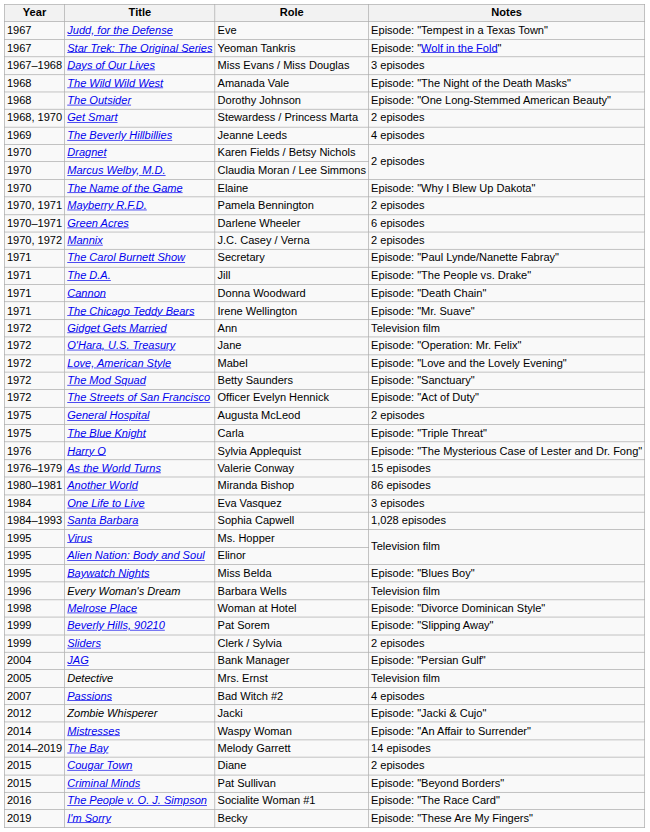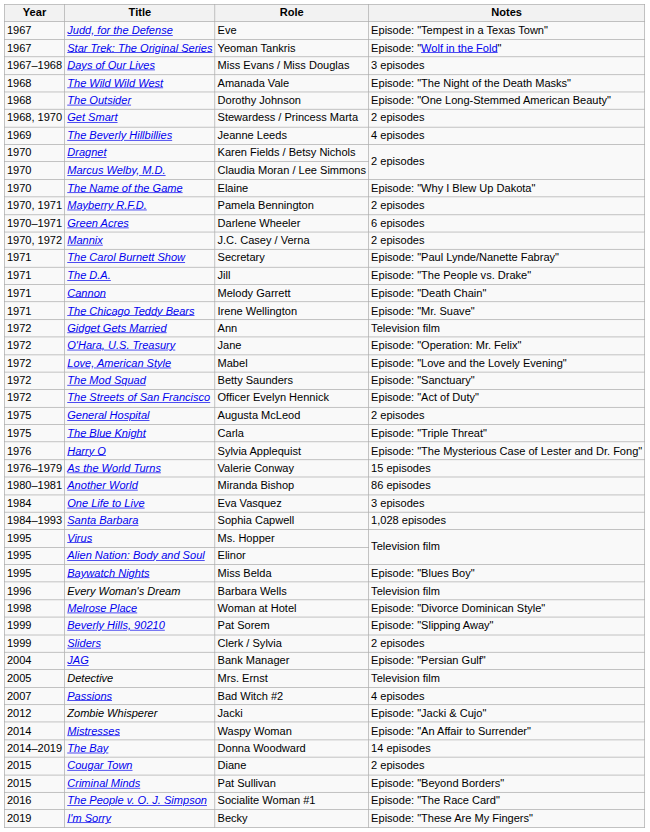(262, 293) Donna Woodward -> (254, 293) Melody Garrett
(254, 748) Melody Garrett -> (262, 748) Donna Woodward
